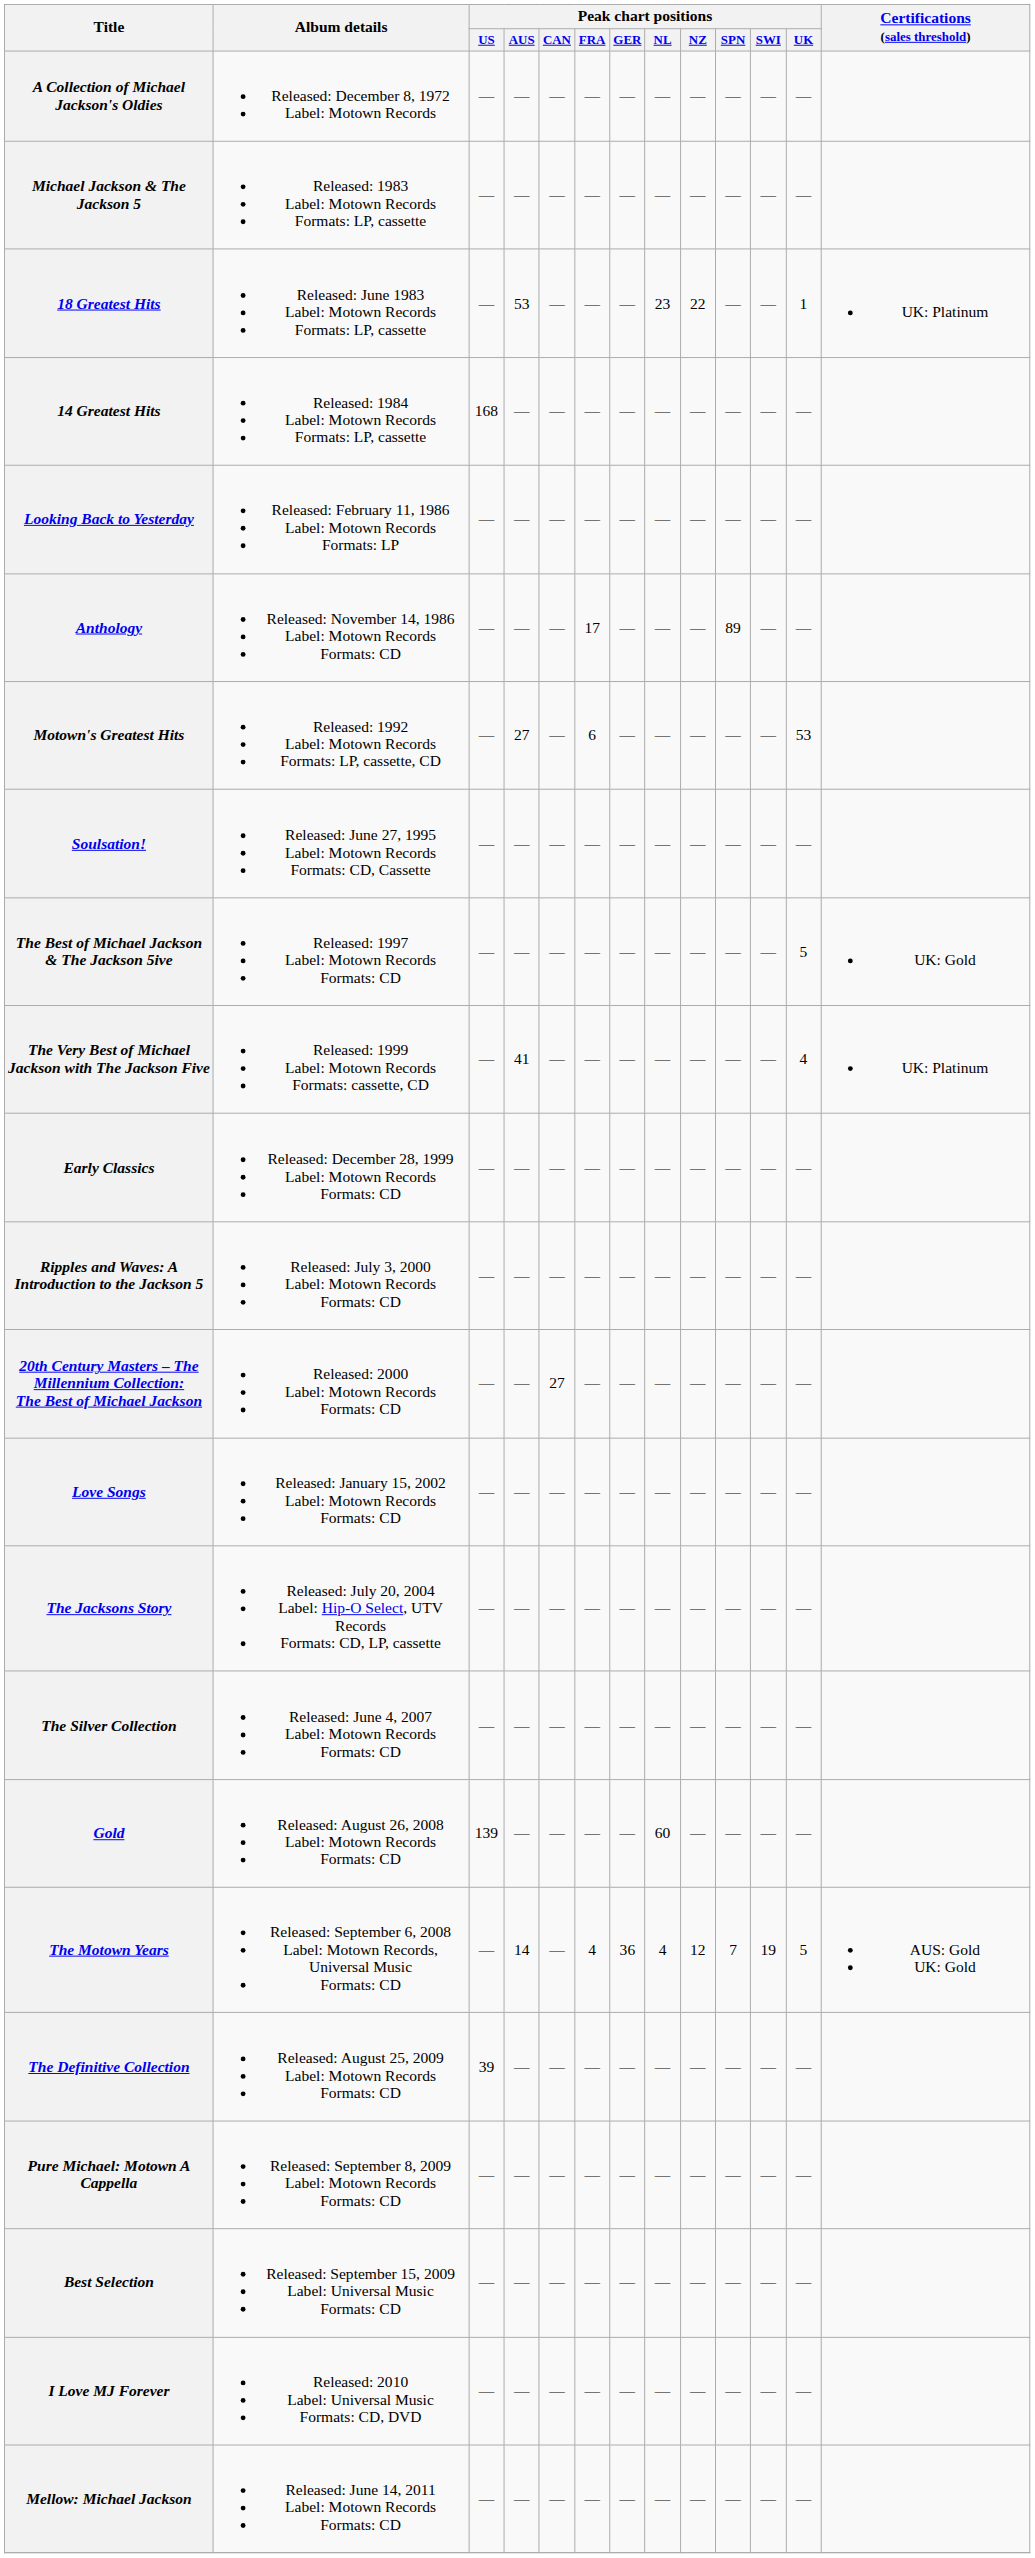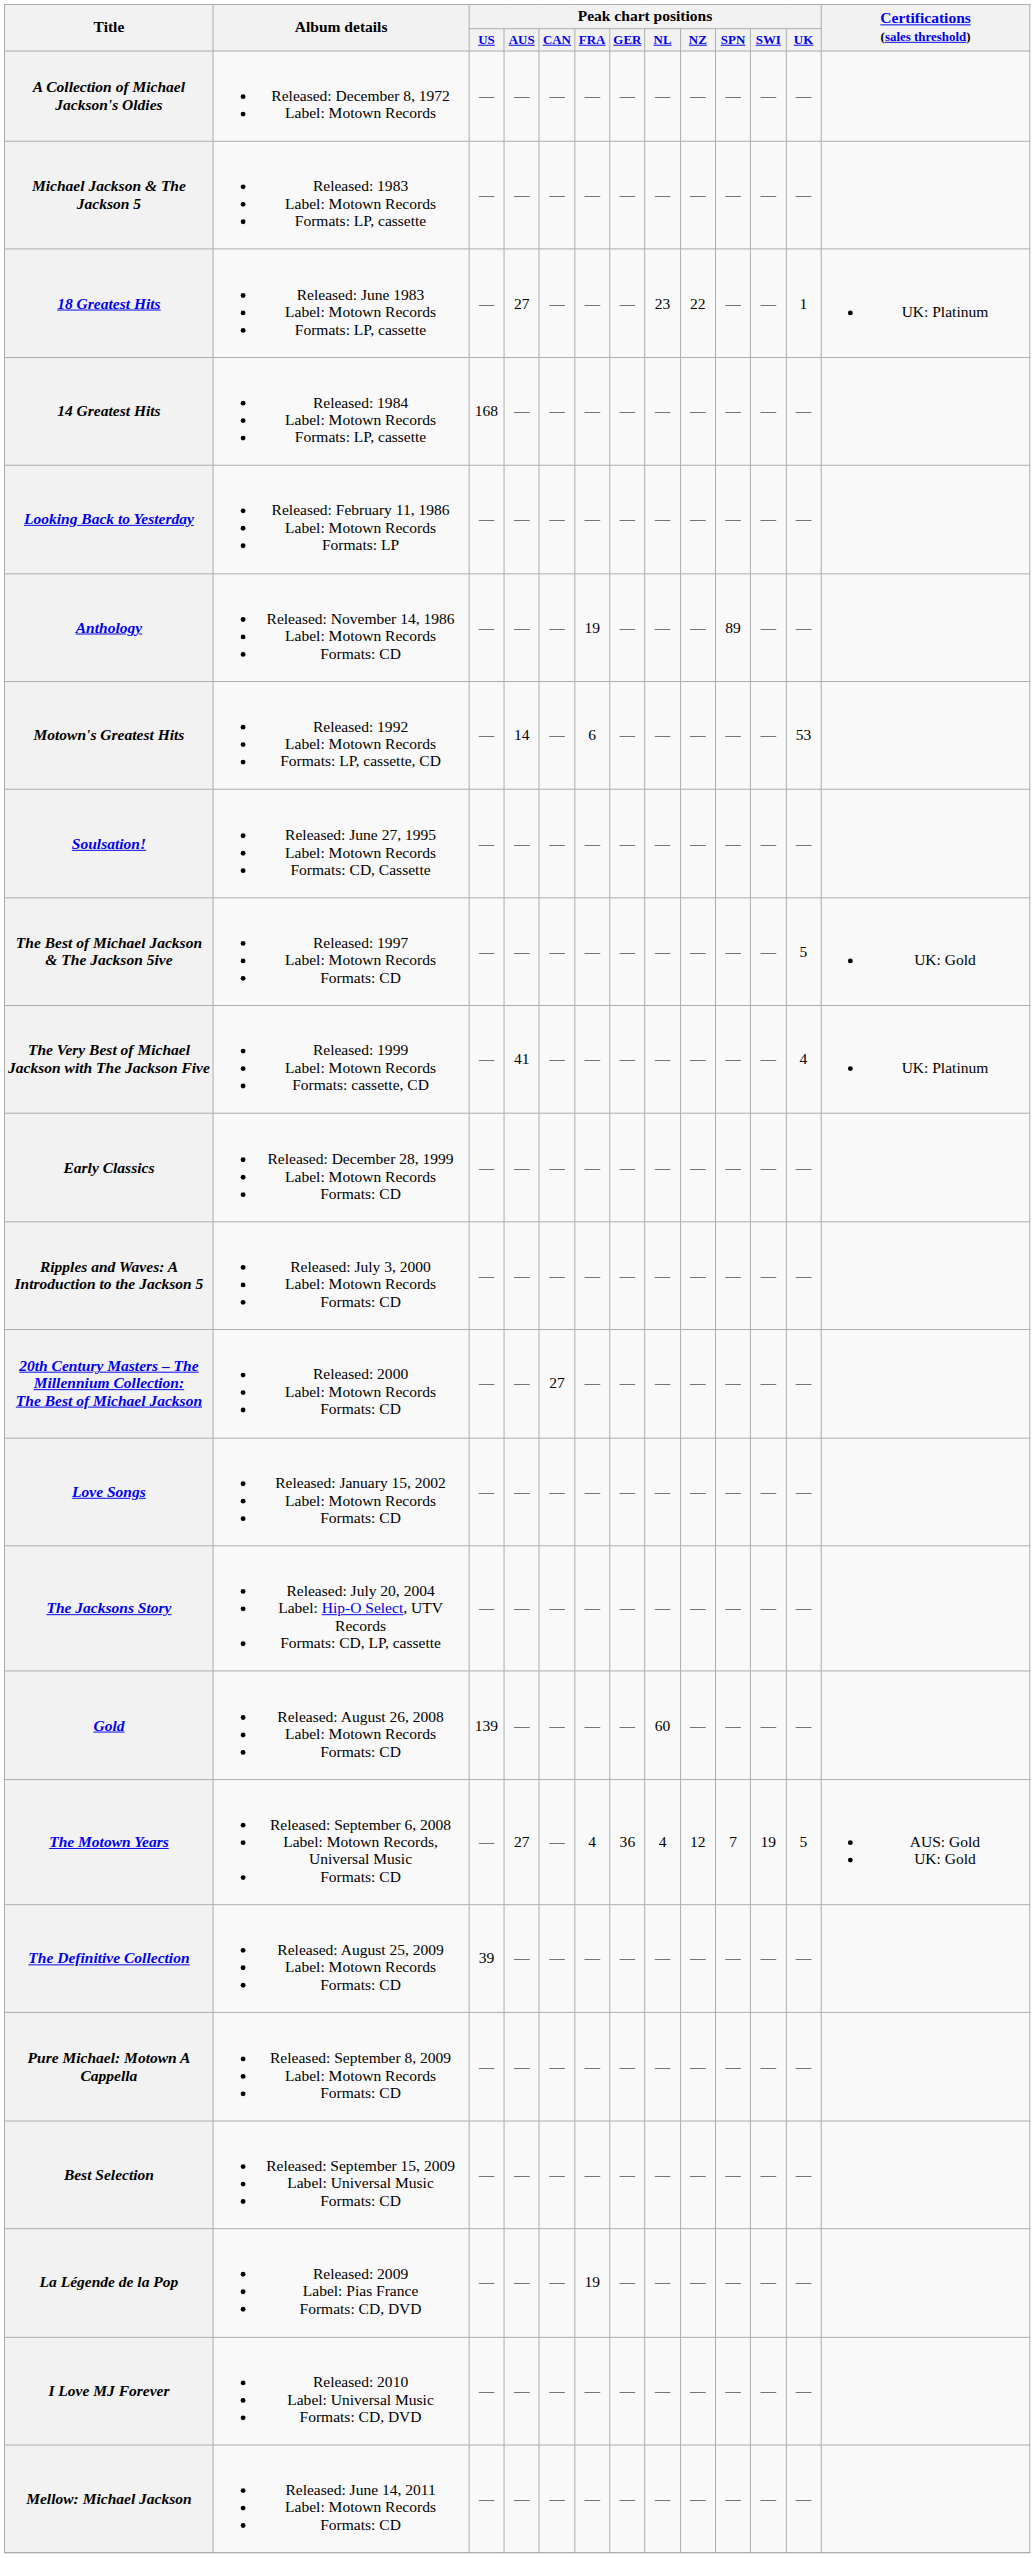(522, 303) 53 -> (522, 303) 27
(592, 627) 17 -> (592, 627) 19
(522, 735) 27 -> (522, 735) 14
- row: (109, 1725)
(522, 1950) 14 -> (522, 1842) 27
+ row: (109, 2282)
